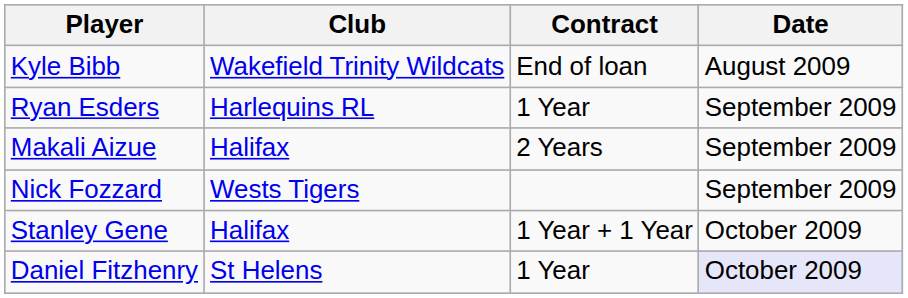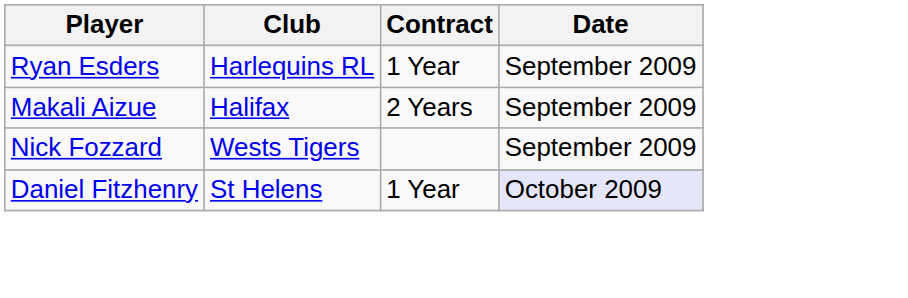- row: (66, 66)
- row: (89, 230)
